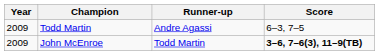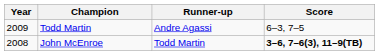(17, 43) 2009 -> (17, 43) 2008
